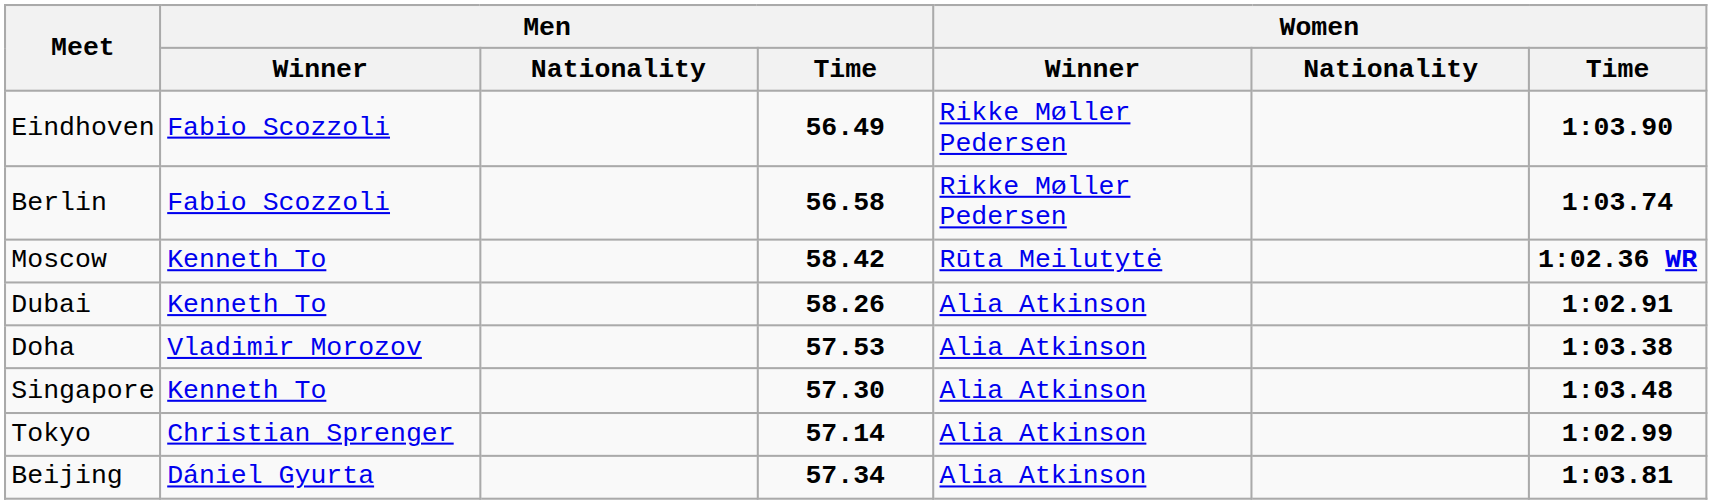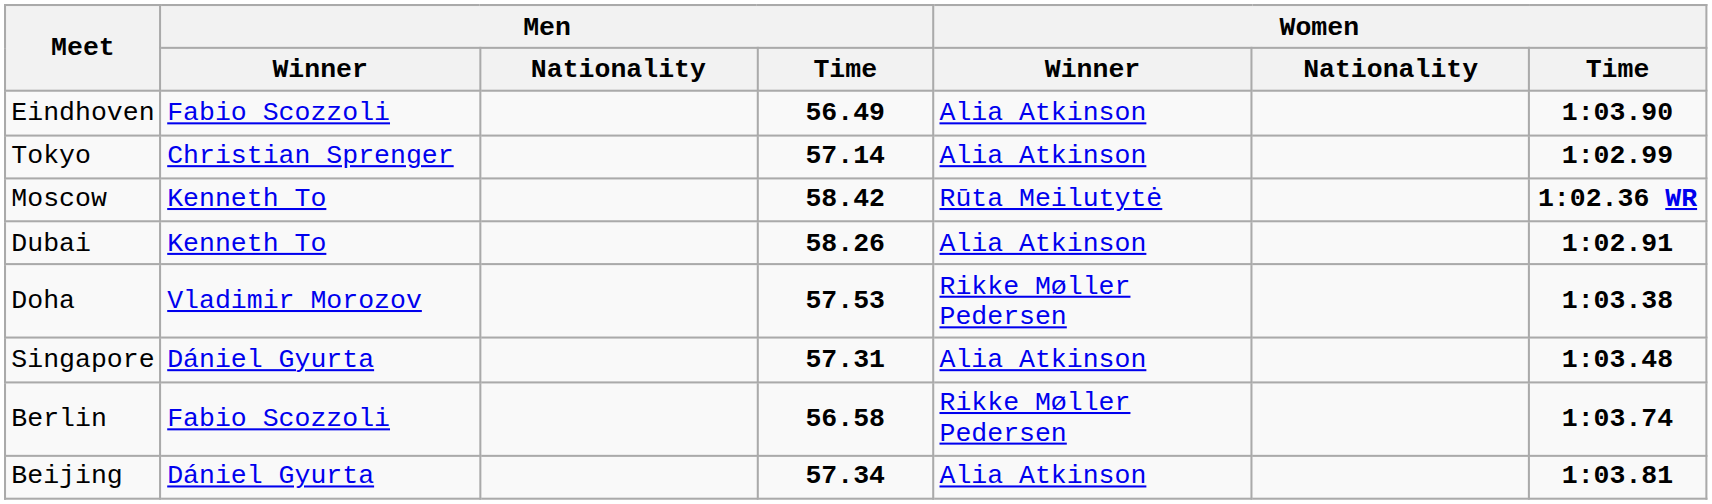(1035, 128) Rikke Møller Pedersen -> (1043, 113) Alia Atkinson
rows swapped: (59, 202) <-> (51, 434)
(1043, 347) Alia Atkinson -> (1035, 301) Rikke Møller Pedersen
(247, 390) Kenneth To -> (271, 360) Dániel Gyurta
(845, 390) 57.30 -> (845, 360) 57.31
